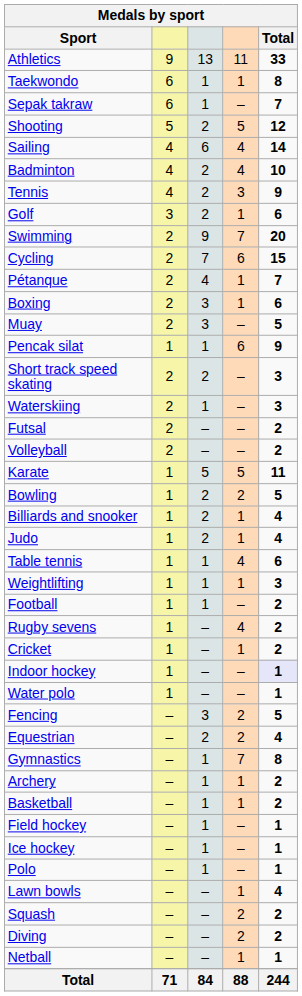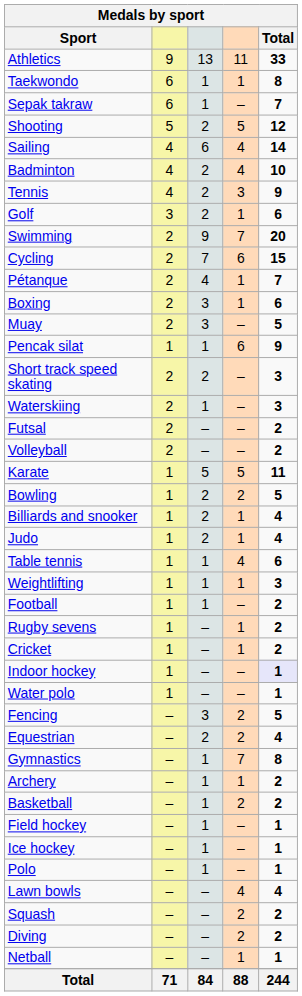(241, 627) 4 -> (241, 627) 1
(241, 804) 1 -> (241, 804) 2
(241, 892) 1 -> (241, 892) 4
